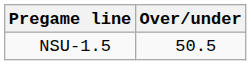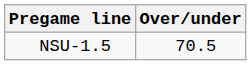(191, 46) 50.5 -> (191, 46) 70.5
